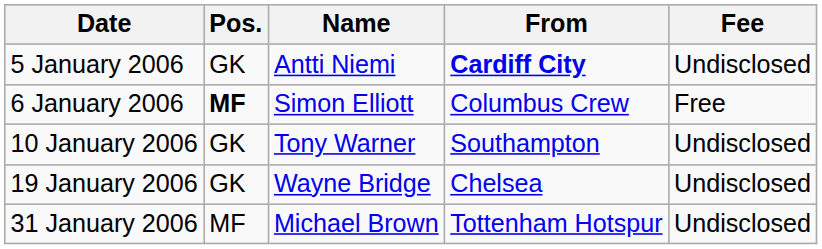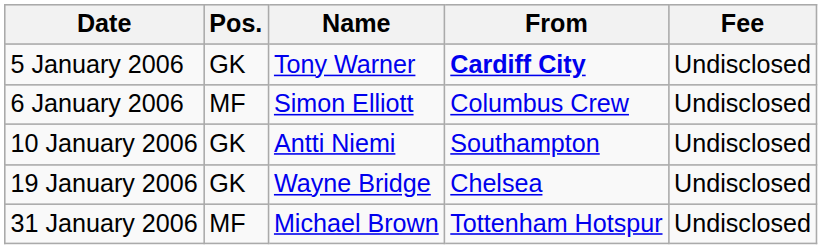(335, 64) Antti Niemi -> (345, 64) Tony Warner
(227, 104) bold -> (227, 104) normal
(700, 104) Free -> (743, 104) Undisclosed
(345, 143) Tony Warner -> (335, 143) Antti Niemi
